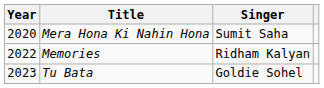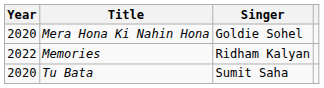(252, 34) Sumit Saha -> (259, 34) Goldie Sohel
(22, 73) 2023 -> (22, 73) 2020
(259, 73) Goldie Sohel -> (252, 73) Sumit Saha
